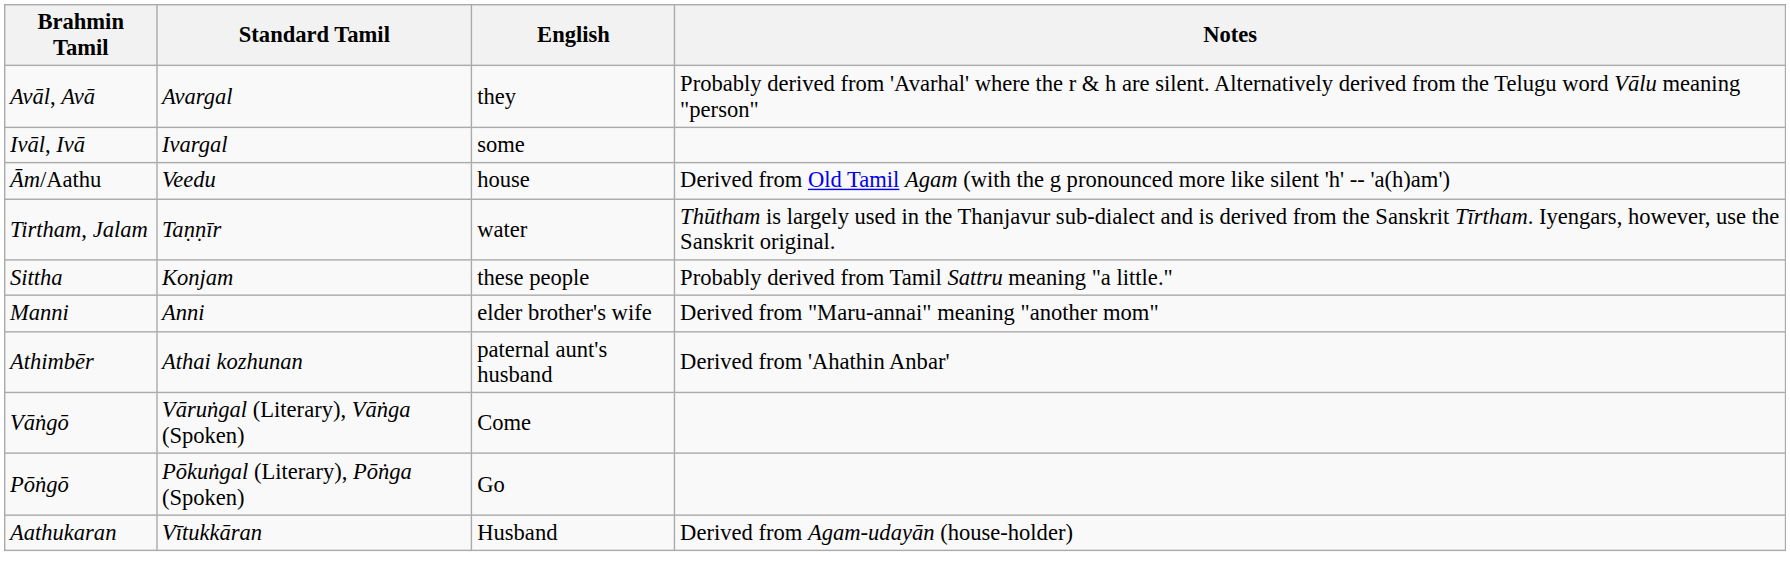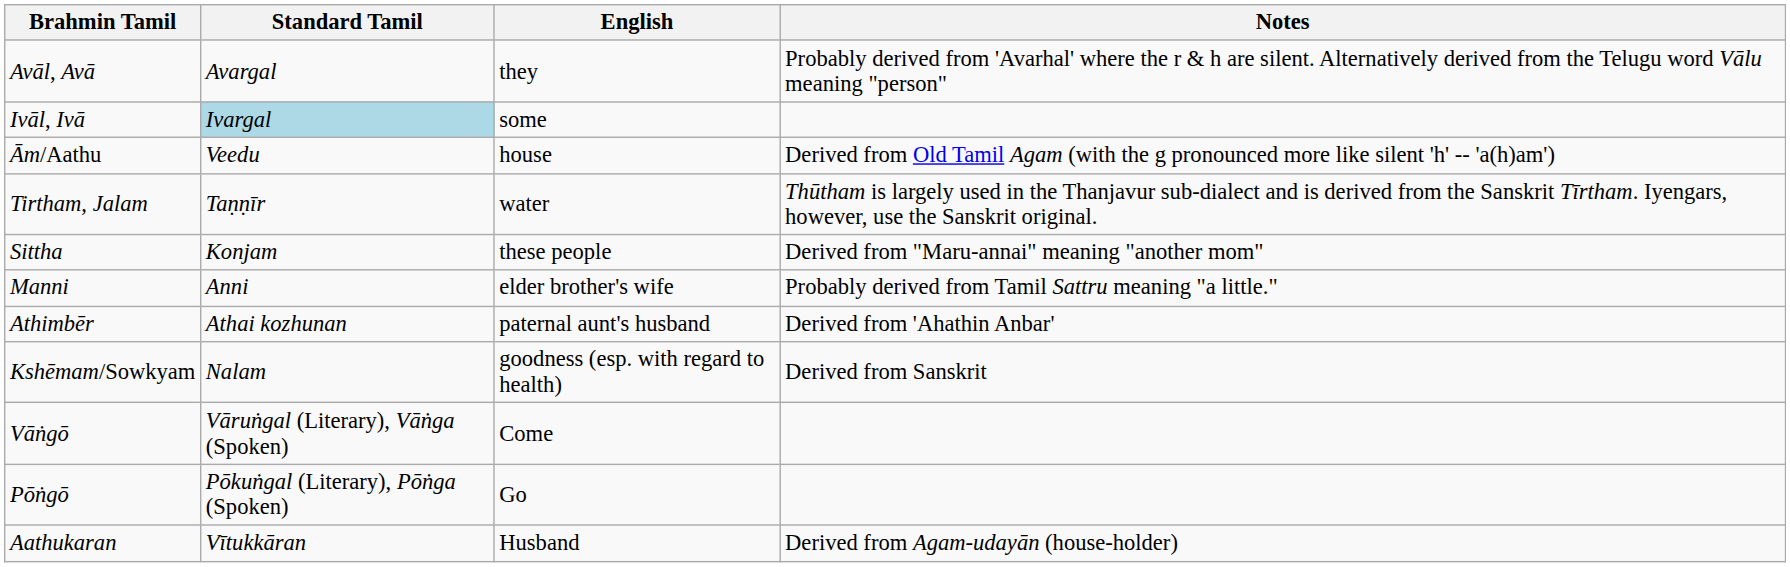(195, 144) no background -> (239, 119) lightblue background
(926, 277) Probably derived from Tamil Sattru meaning "a little." -> (1024, 252) Derived from "Maru-annai" meaning "another mom"
(919, 313) Derived from "Maru-annai" meaning "another mom" -> (1031, 287) Probably derived from Tamil Sattru meaning "a little."
+ row: (103, 372)
